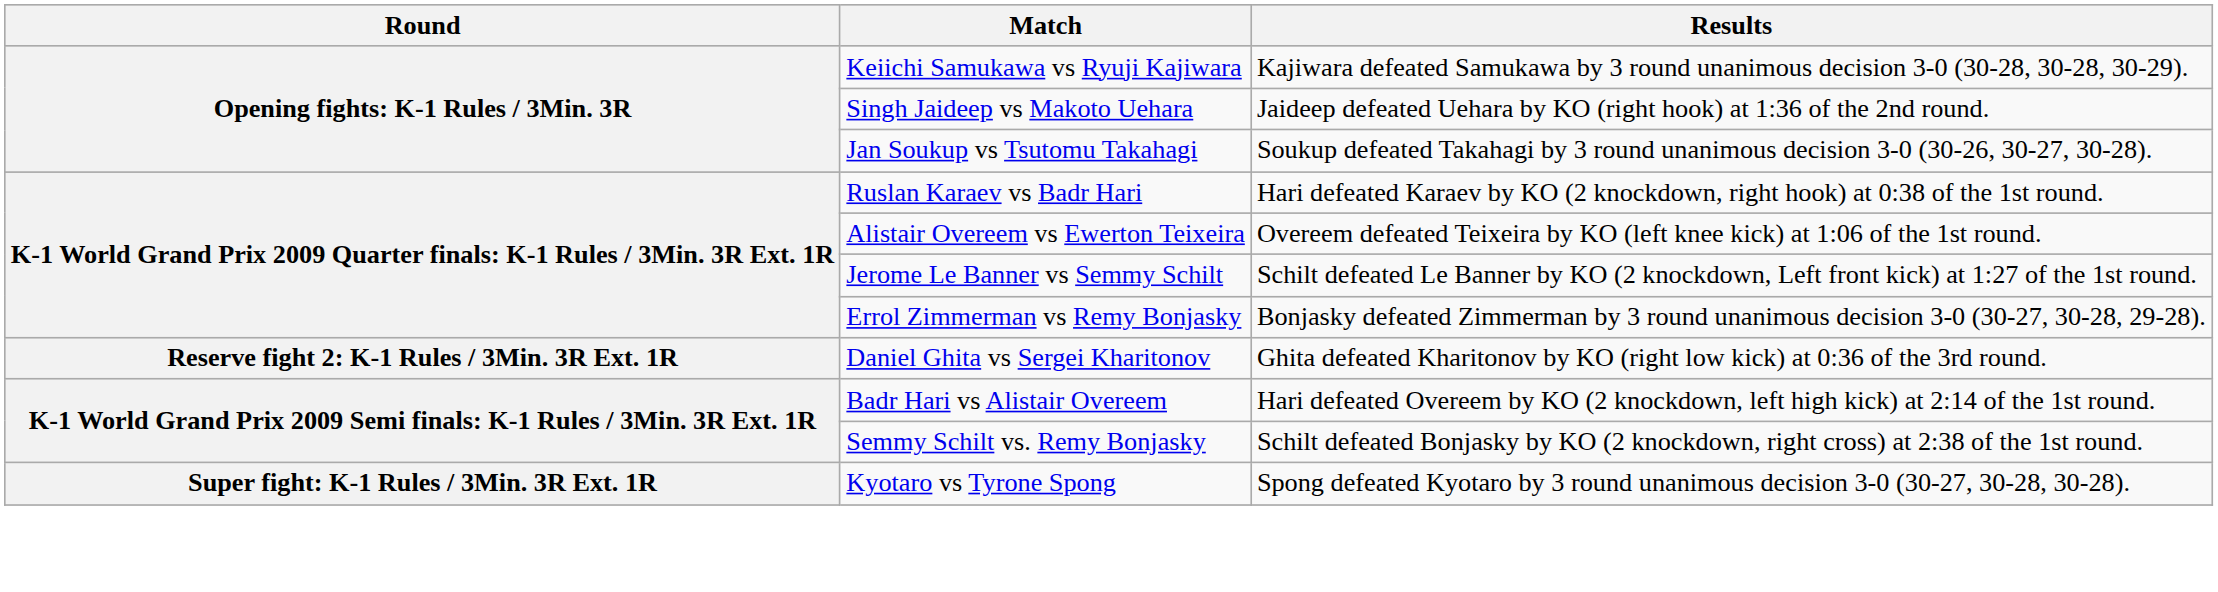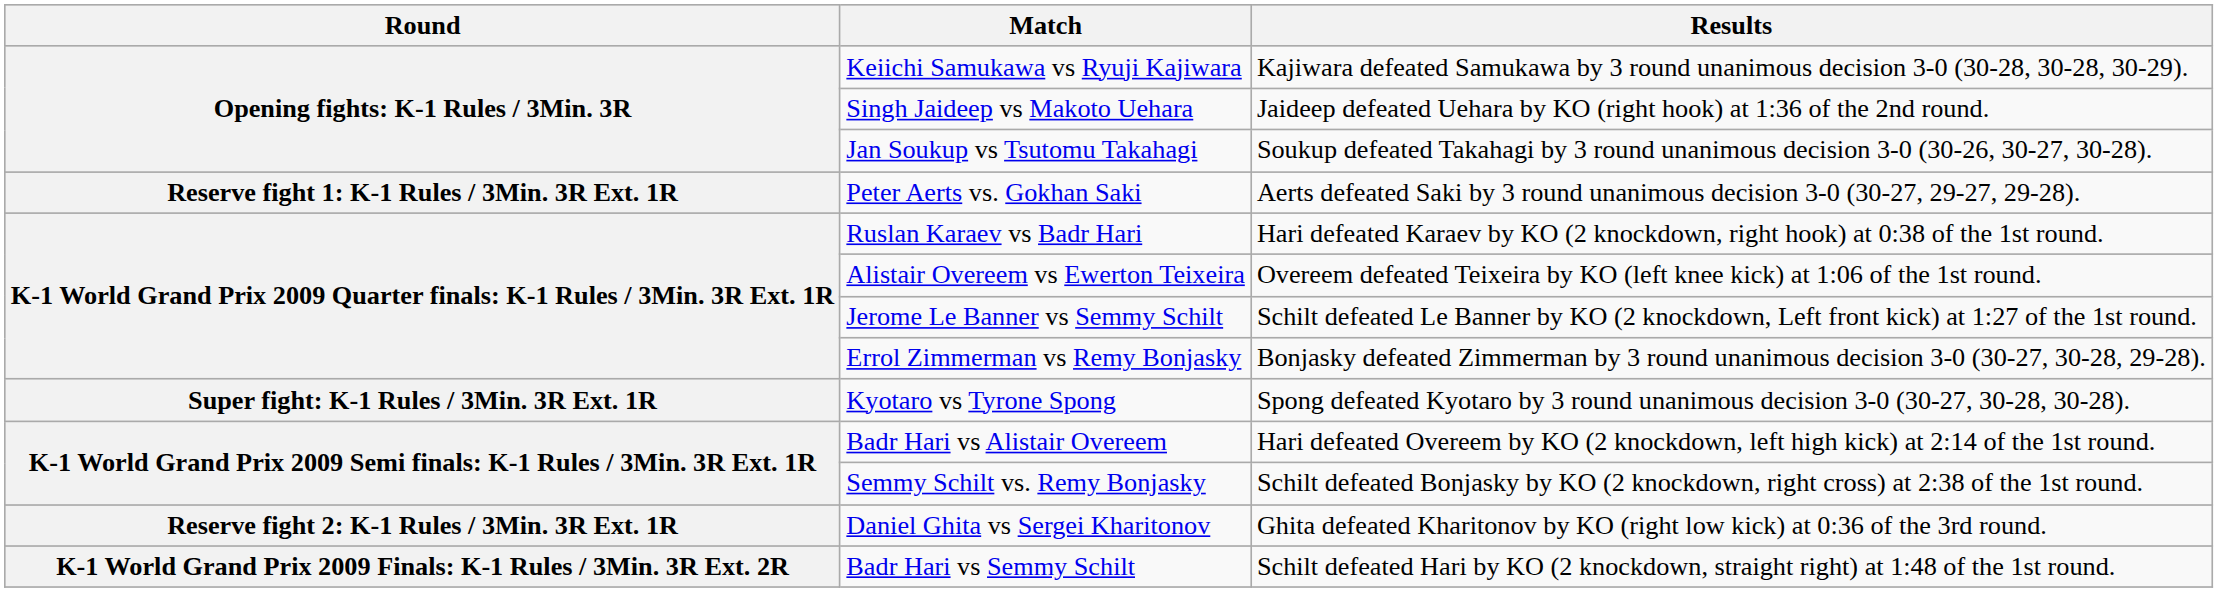+ row: (994, 191)
rows swapped: (1028, 358) <-> (981, 483)
+ row: (991, 566)
